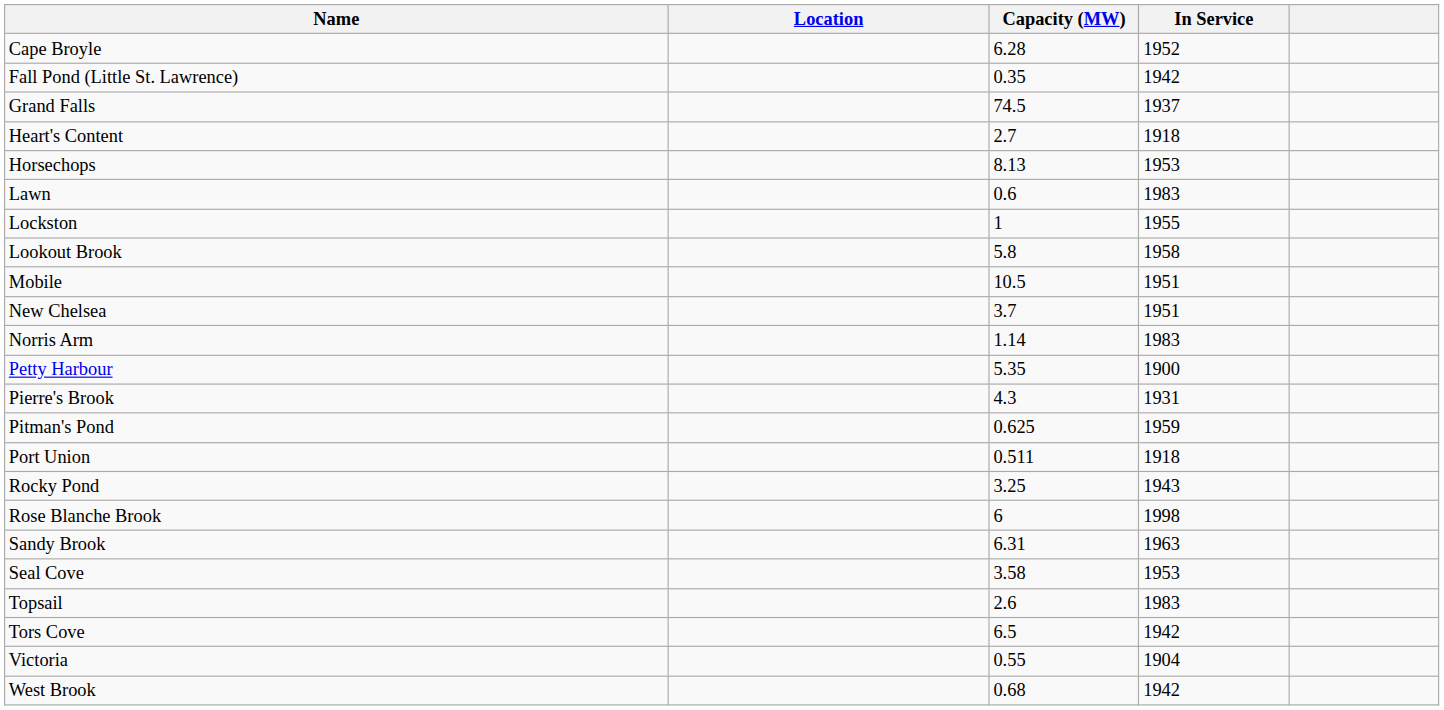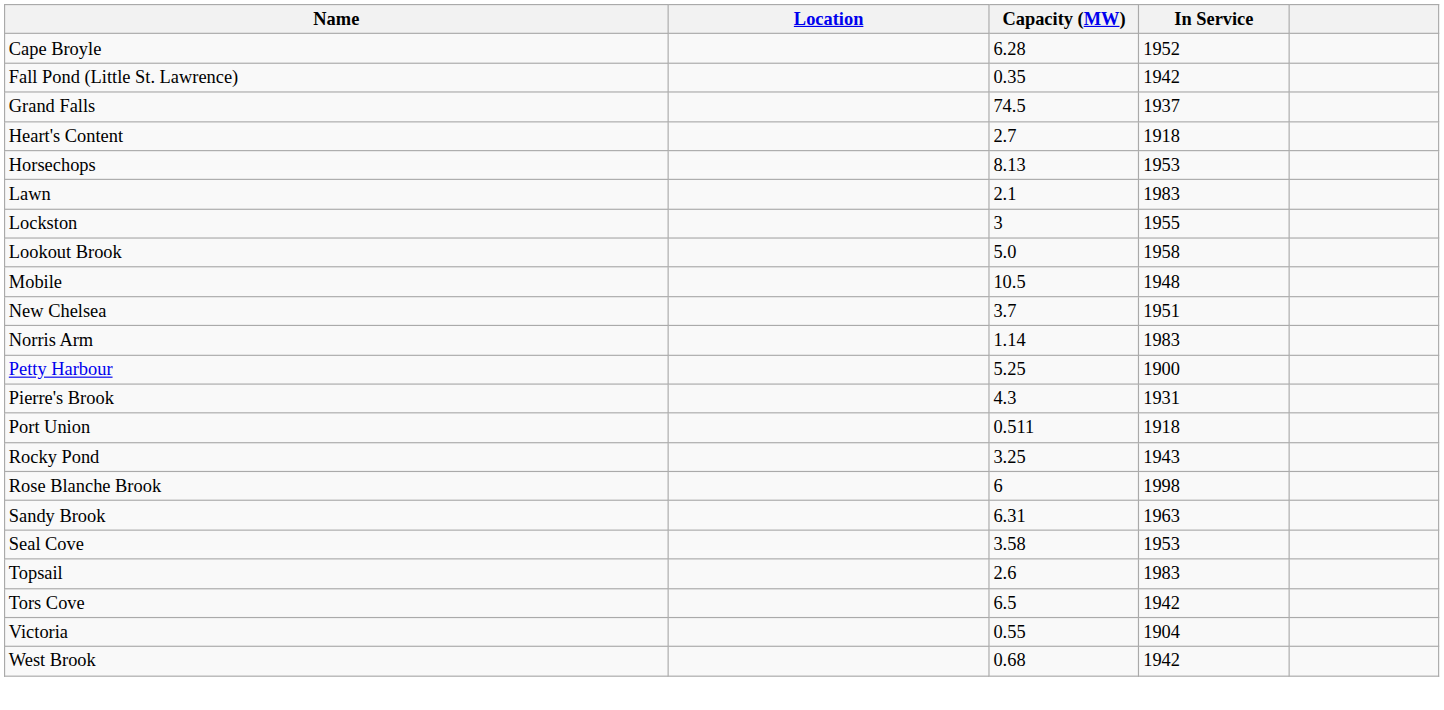(1005, 194) 0.6 -> (1005, 194) 2.1
(998, 223) 1 -> (998, 223) 3
(1005, 252) 5.8 -> (1005, 252) 5.0
(1162, 281) 1951 -> (1162, 281) 1948
(1009, 369) 5.35 -> (1009, 369) 5.25
- row: (61, 427)
